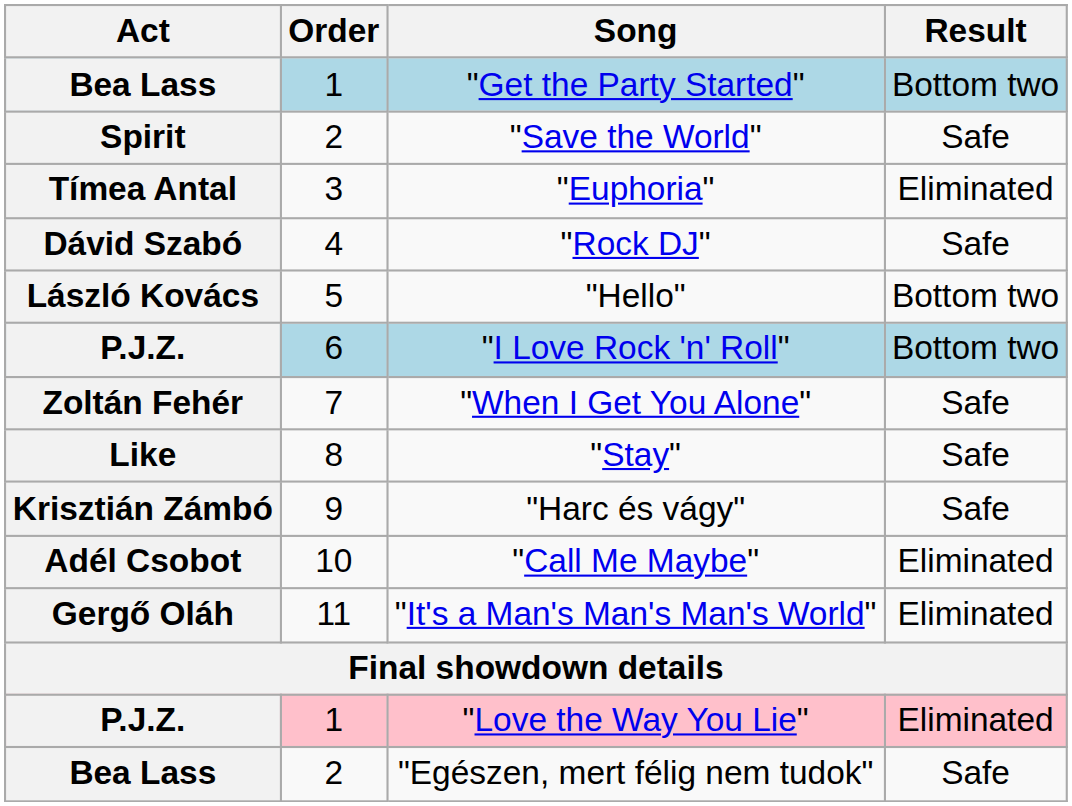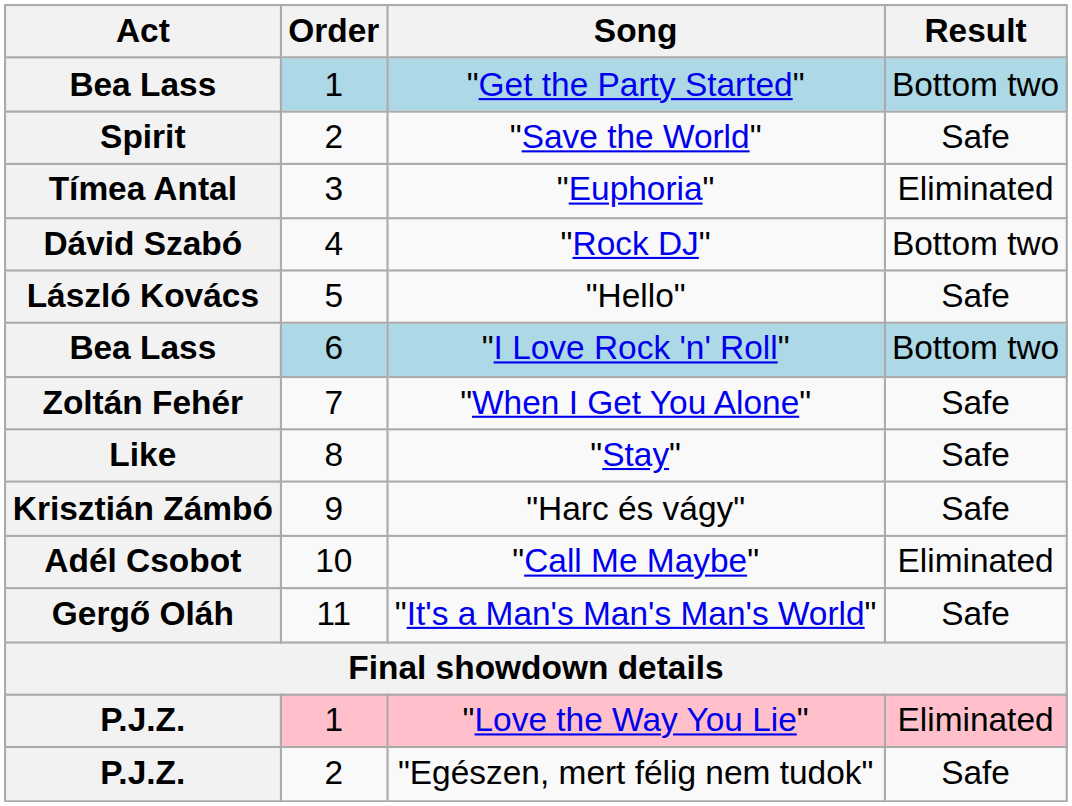(976, 243) Safe -> (976, 243) Bottom two
(976, 296) Bottom two -> (976, 296) Safe
(143, 349) P.J.Z. -> (143, 349) Bea Lass
(976, 614) Eliminated -> (976, 614) Safe
(143, 773) Bea Lass -> (143, 773) P.J.Z.
